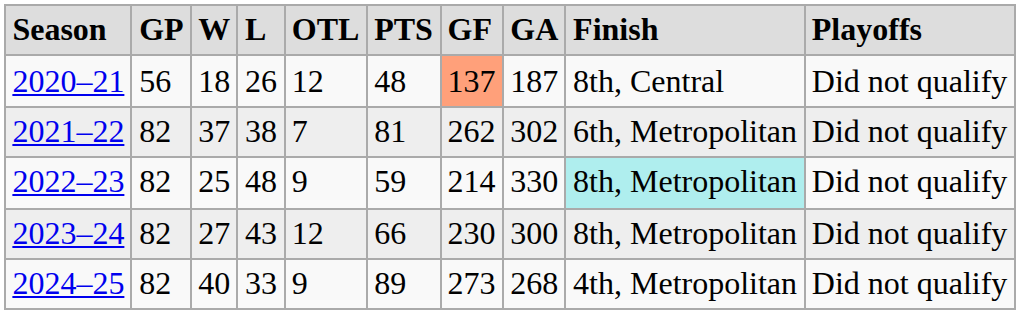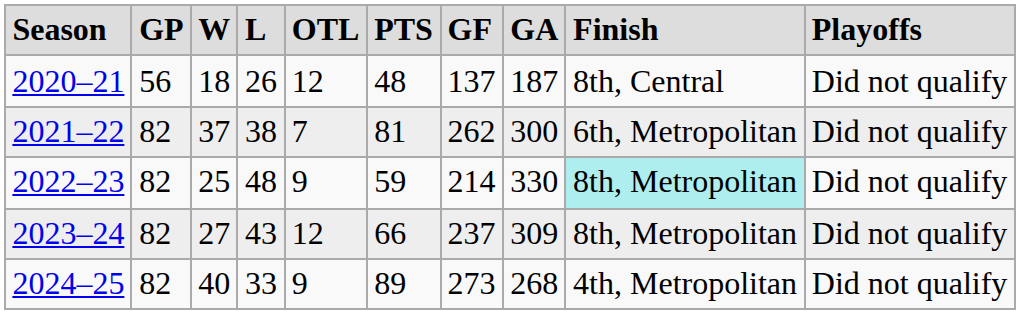(472, 80) lightsalmon background -> (472, 80) no background
(534, 131) 302 -> (534, 131) 300
(472, 232) 230 -> (472, 232) 237
(534, 232) 300 -> (534, 232) 309
